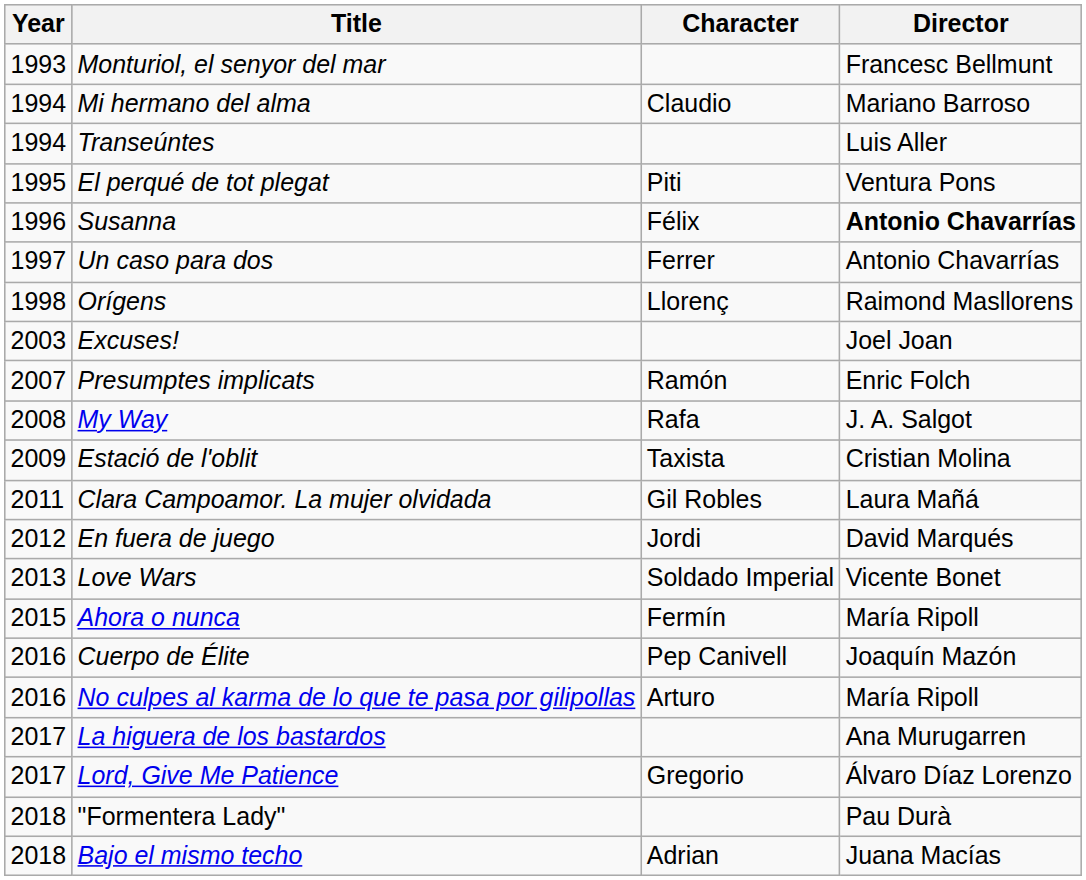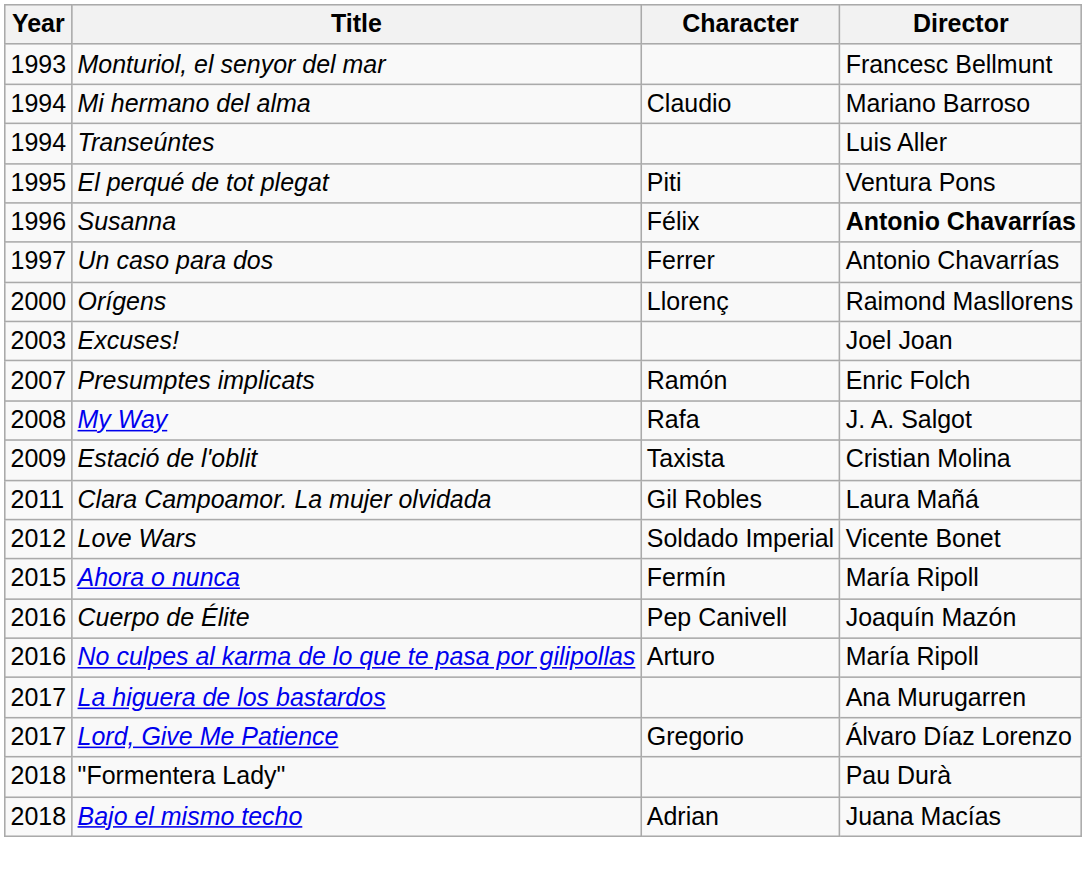(38, 301) 1998 -> (38, 301) 2000
- row: (176, 538)
(38, 578) 2013 -> (38, 538) 2012
